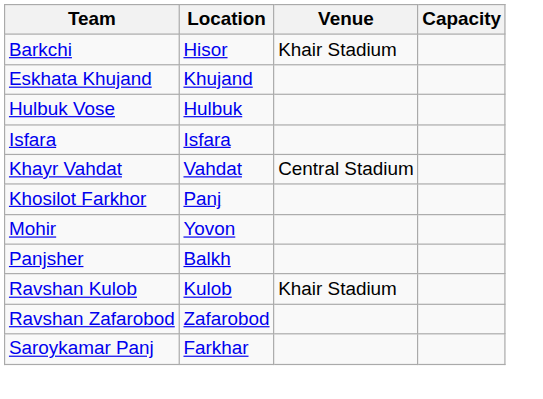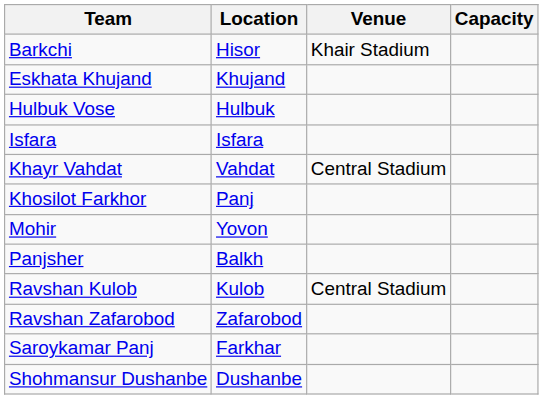(338, 288) Khair Stadium -> (378, 288) Central Stadium
+ row: (108, 378)
